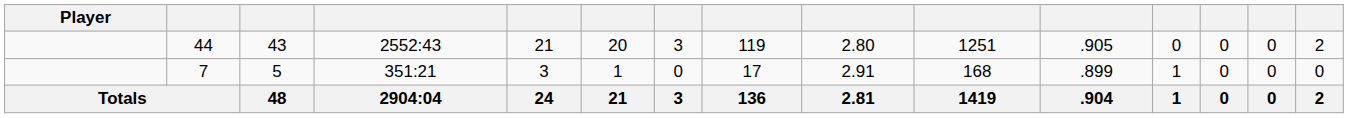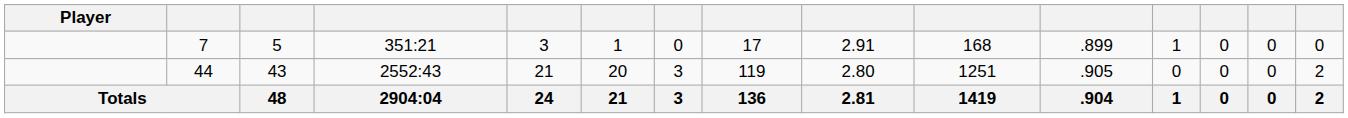rows swapped: (203, 44) <-> (203, 71)
